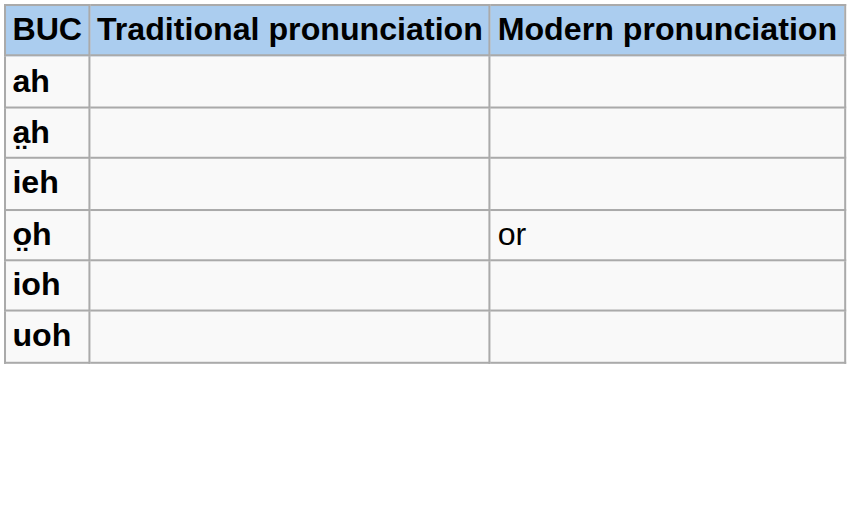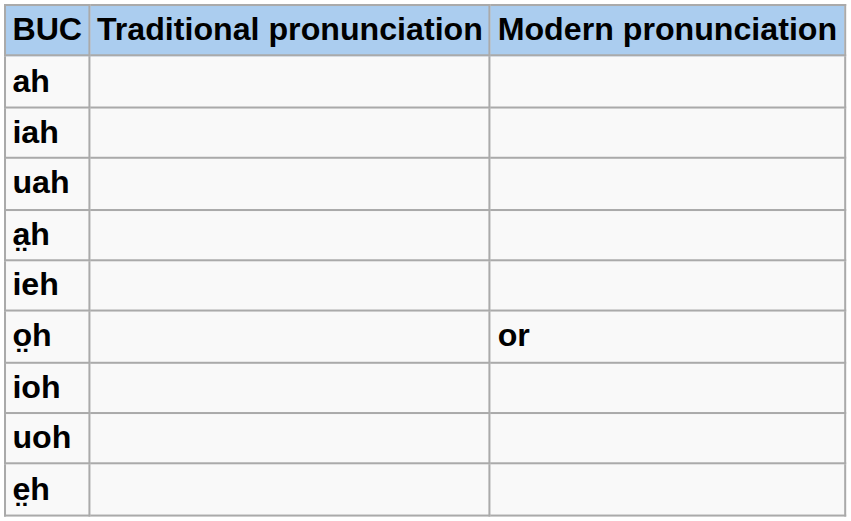+ row: (36, 132)
+ row: (41, 183)
(512, 234) normal -> (514, 336) bold
+ row: (31, 489)
